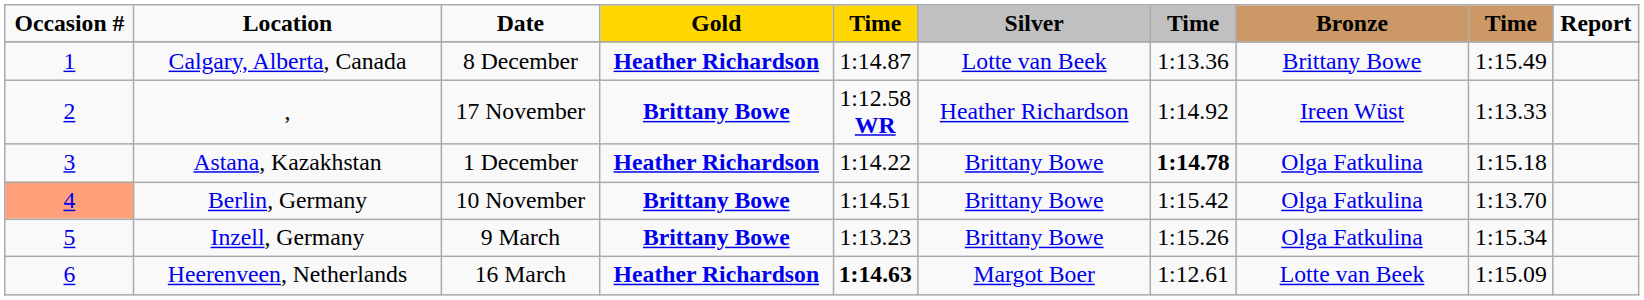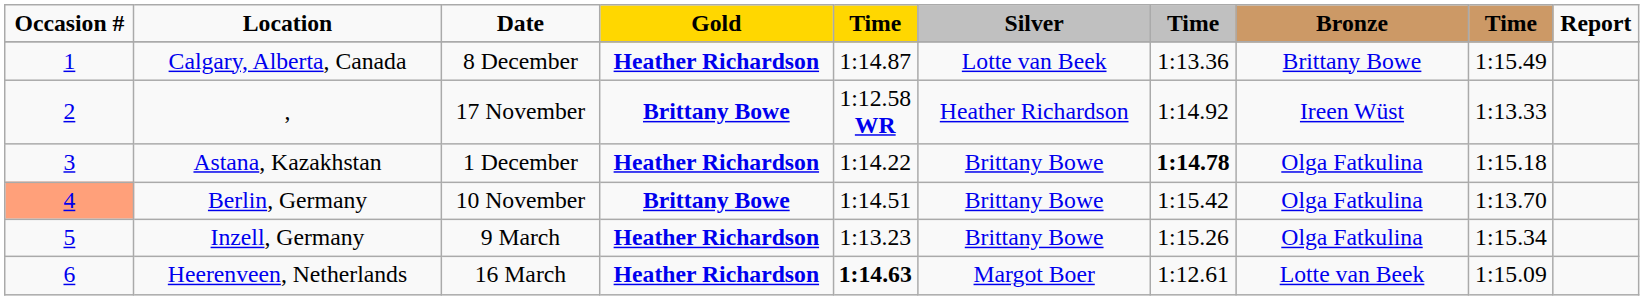(716, 237) Brittany Bowe -> (716, 237) Heather Richardson
